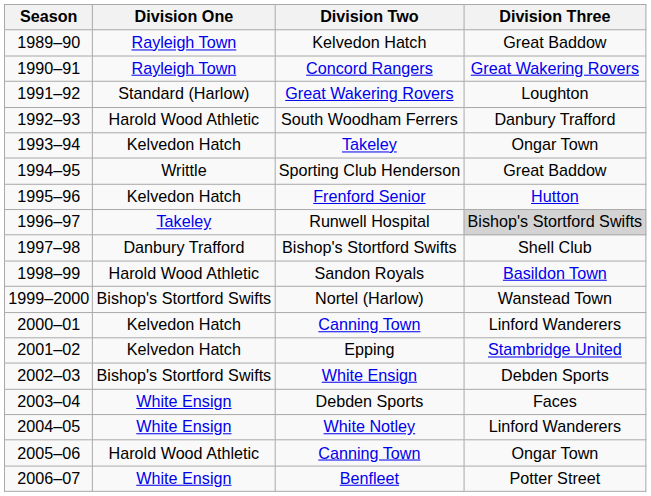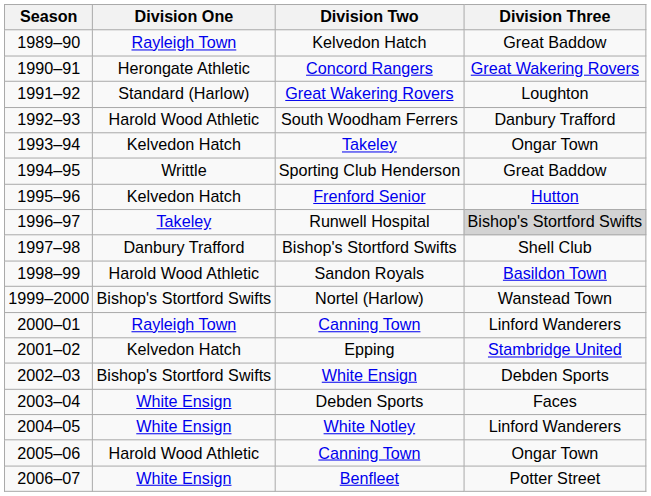(184, 68) Rayleigh Town -> (184, 68) Herongate Athletic
(184, 324) Kelvedon Hatch -> (184, 324) Rayleigh Town
